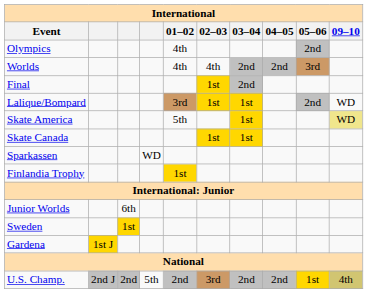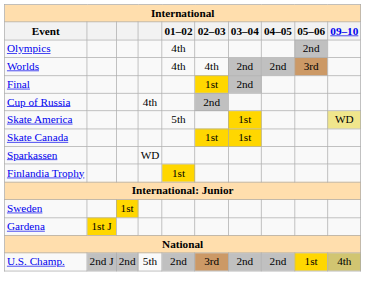+ row: (39, 102)
- row: (46, 102)
- row: (38, 208)
